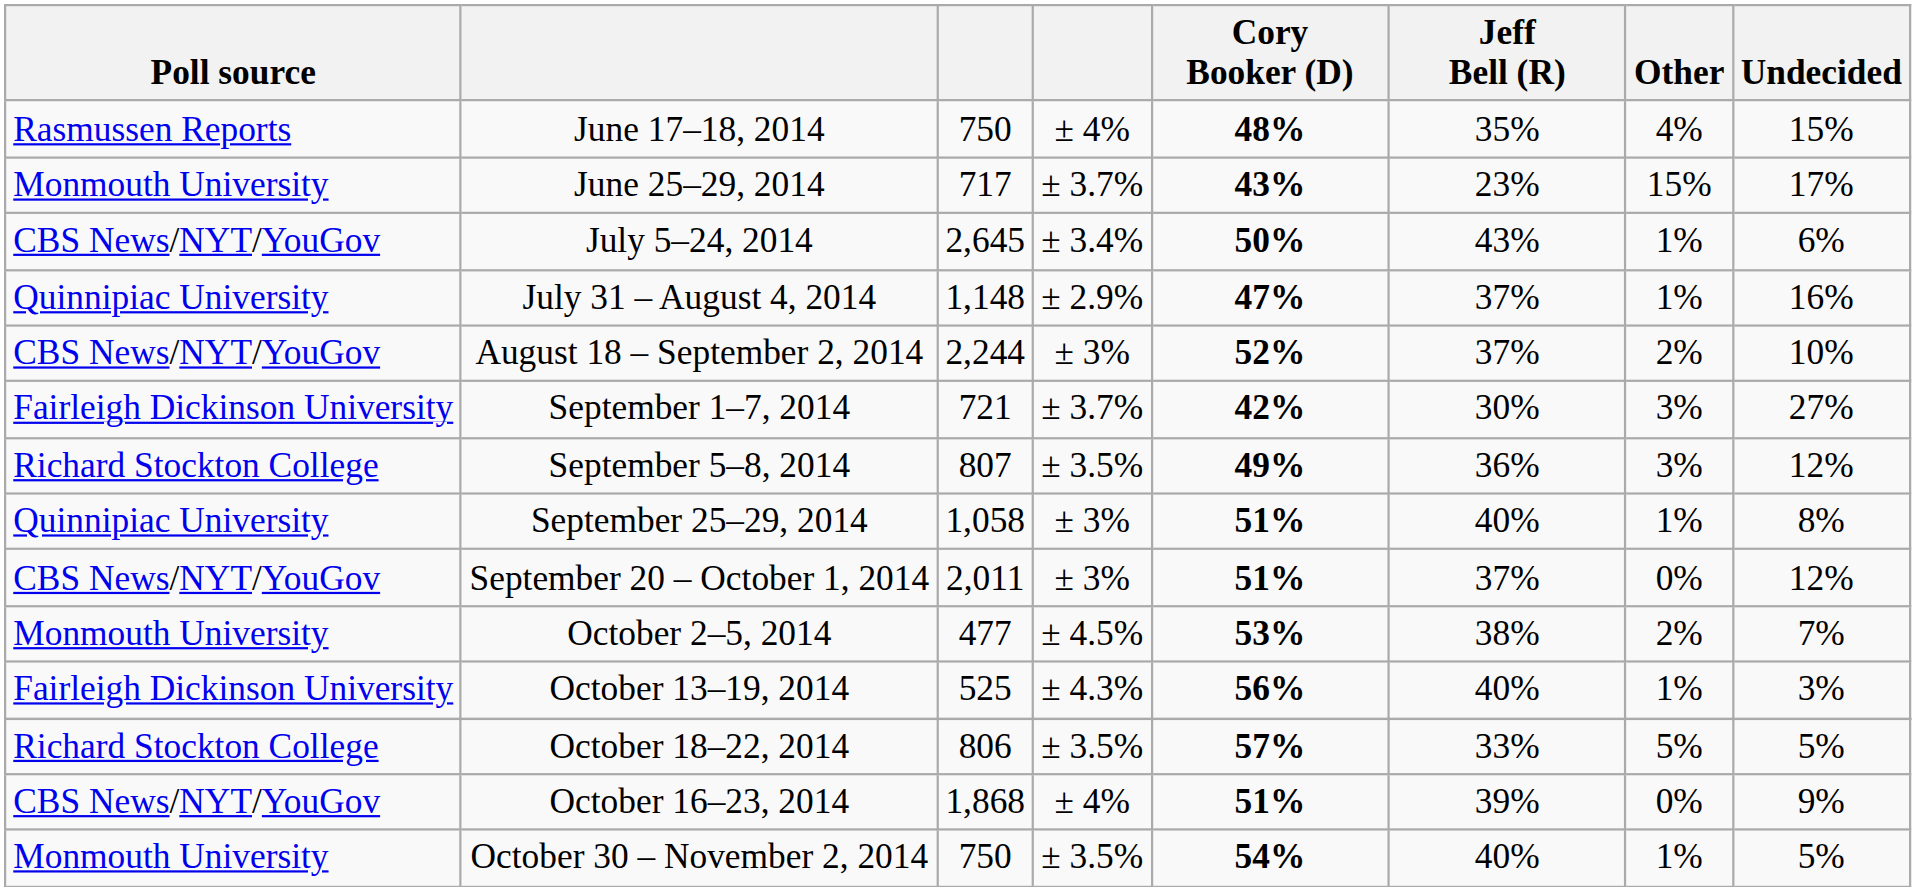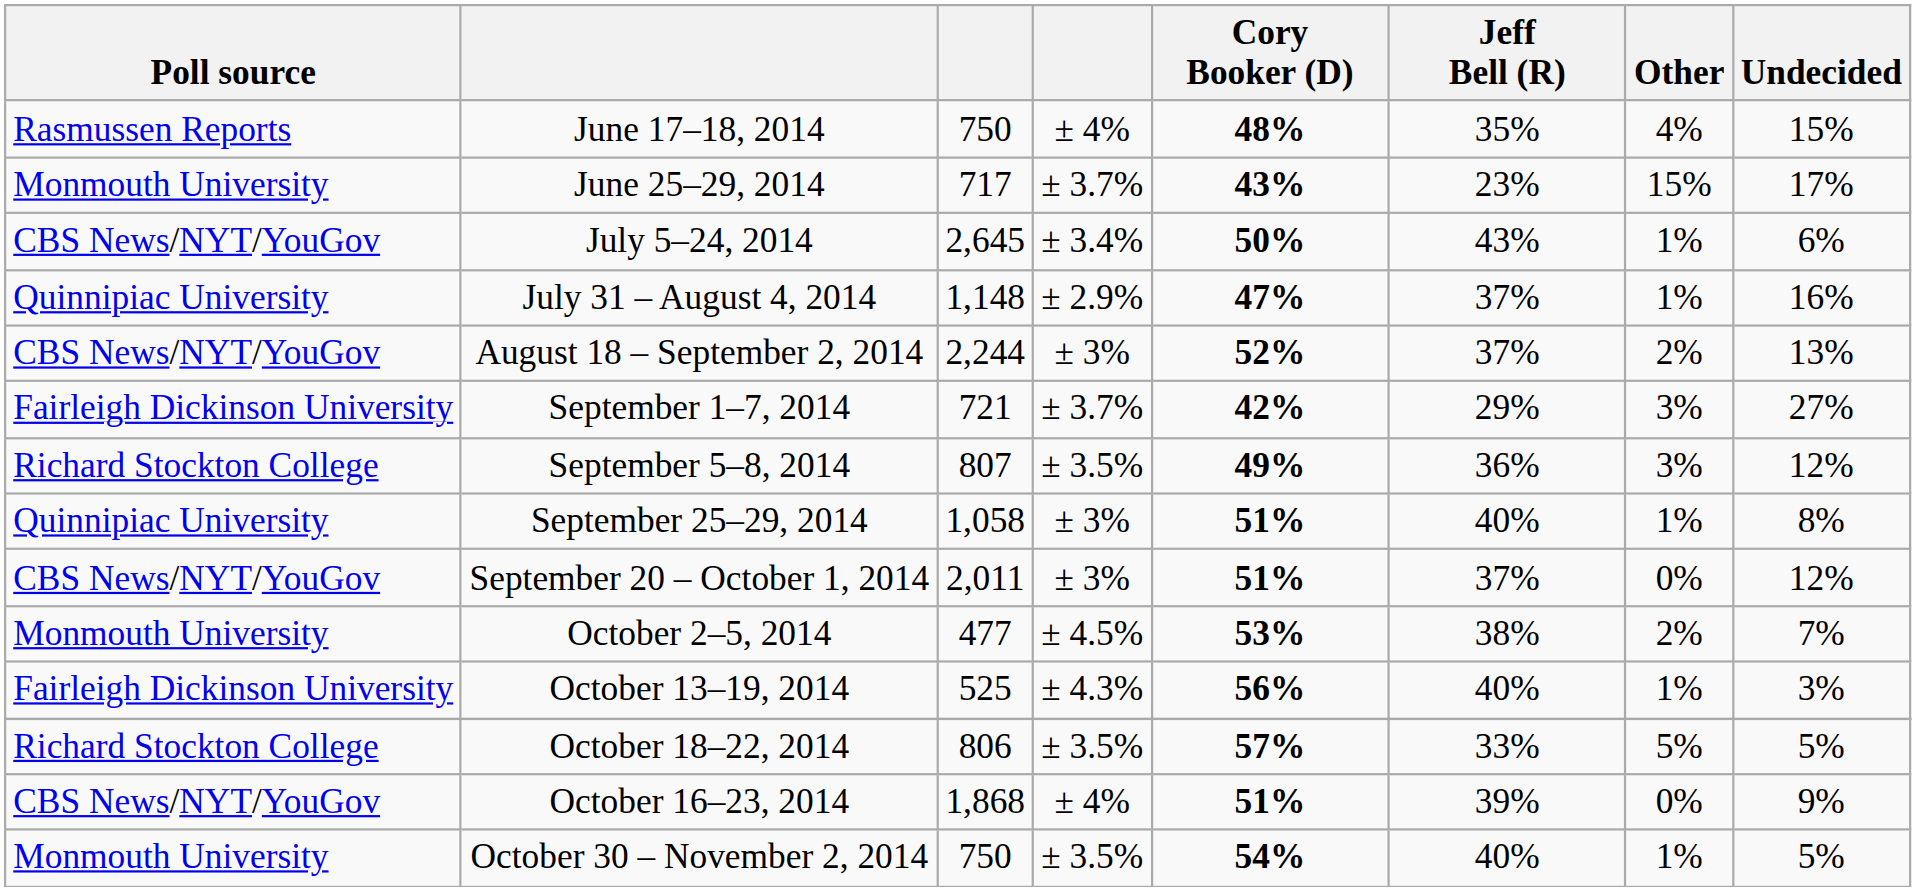(1821, 352) 10% -> (1821, 352) 13%
(1507, 408) 30% -> (1507, 408) 29%
